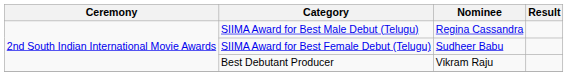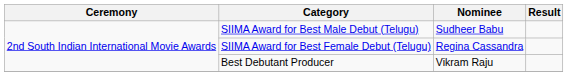(480, 29) Regina Cassandra -> (470, 29) Sudheer Babu
(470, 46) Sudheer Babu -> (480, 46) Regina Cassandra
